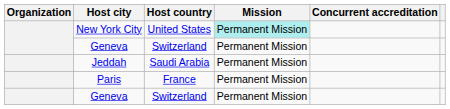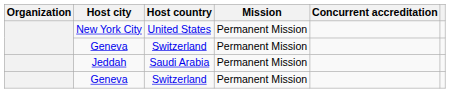(262, 29) paleturquoise background -> (262, 29) no background
- row: (109, 79)
